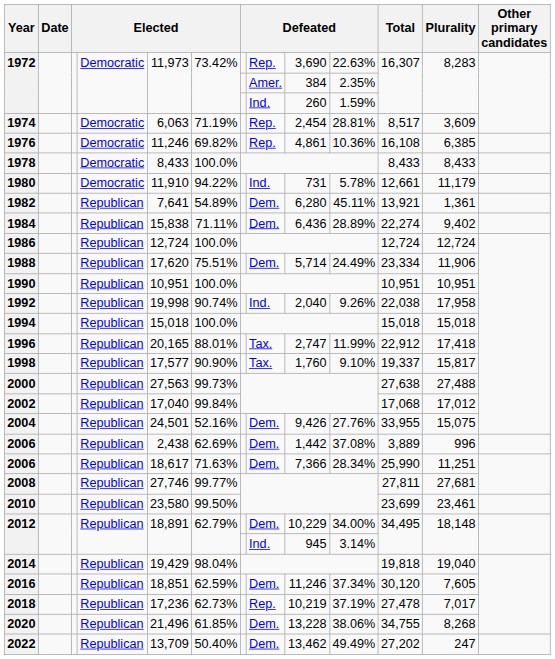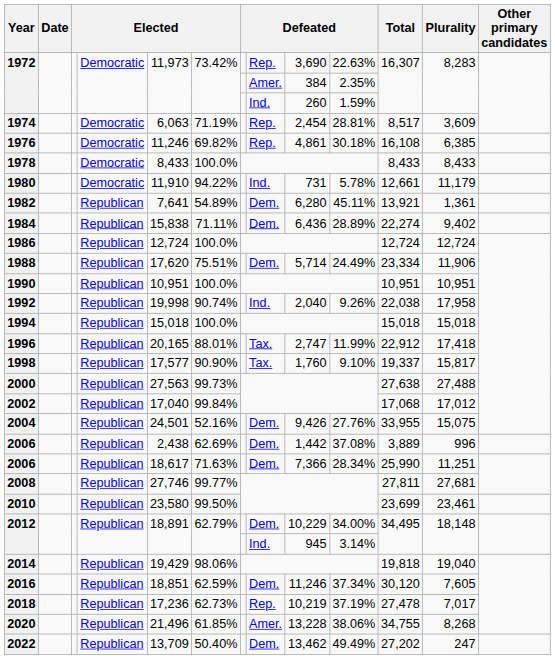(354, 143) 10.36% -> (354, 143) 30.18%
(216, 564) 98.04% -> (216, 564) 98.06%
(264, 624) Dem. -> (266, 624) Amer.
